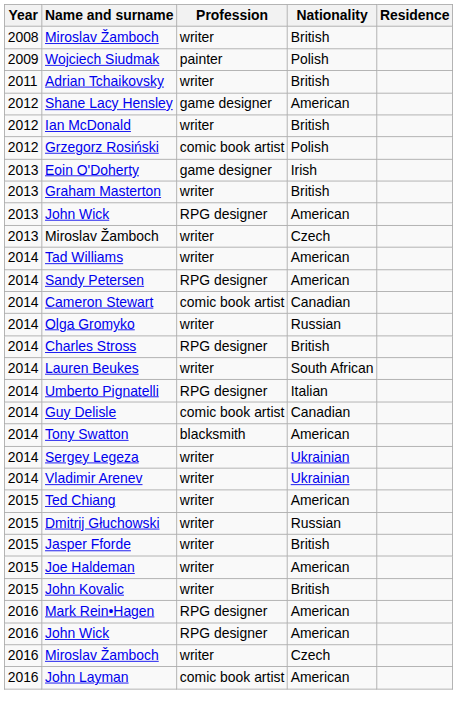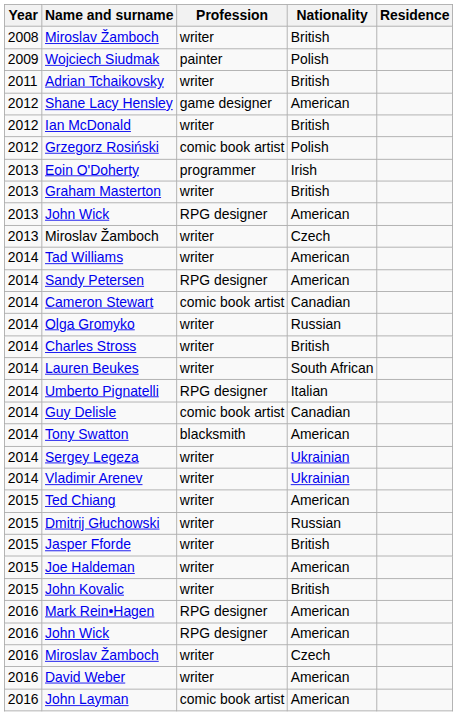(226, 170) game designer -> (218, 170) programmer
(224, 346) RPG designer -> (197, 346) writer
+ row: (23, 677)
